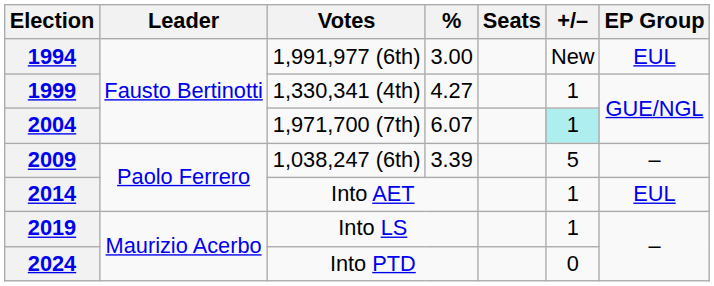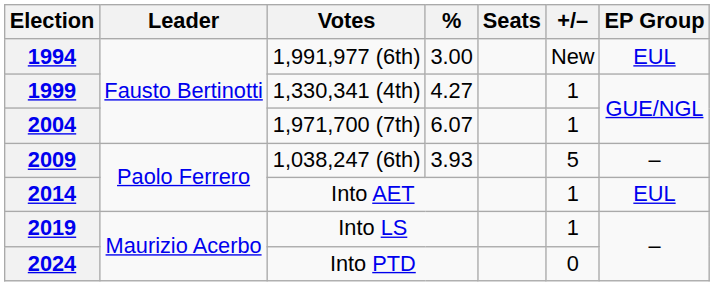(573, 125) paleturquoise background -> (573, 125) no background
(452, 159) 3.39 -> (452, 159) 3.93
